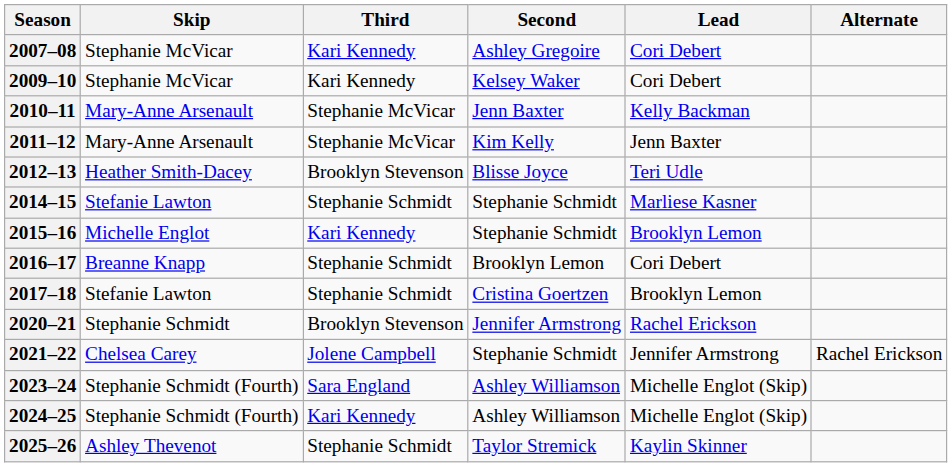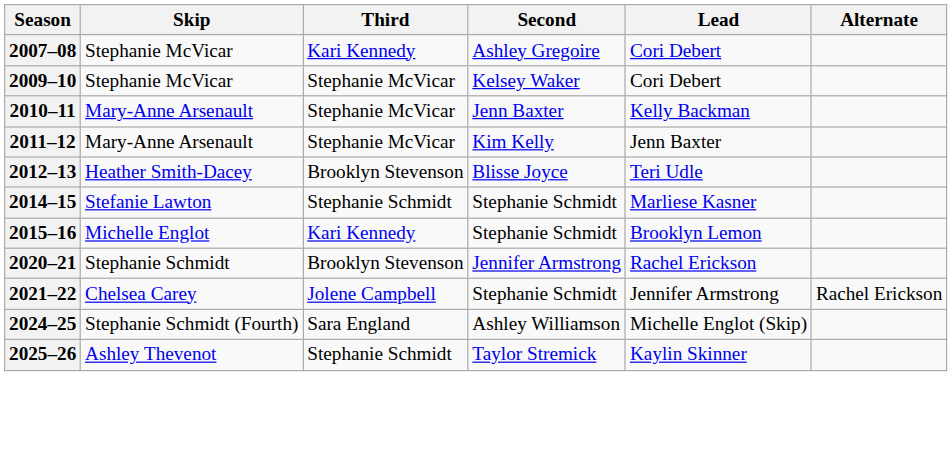(361, 80) Kari Kennedy -> (381, 80) Stephanie McVicar
- row: (43, 263)
- row: (43, 293)
- row: (43, 385)
(361, 415) Kari Kennedy -> (359, 324) Sara England
